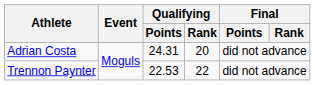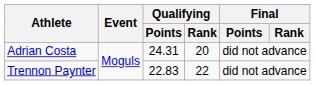(164, 71) 22.53 -> (164, 71) 22.83
